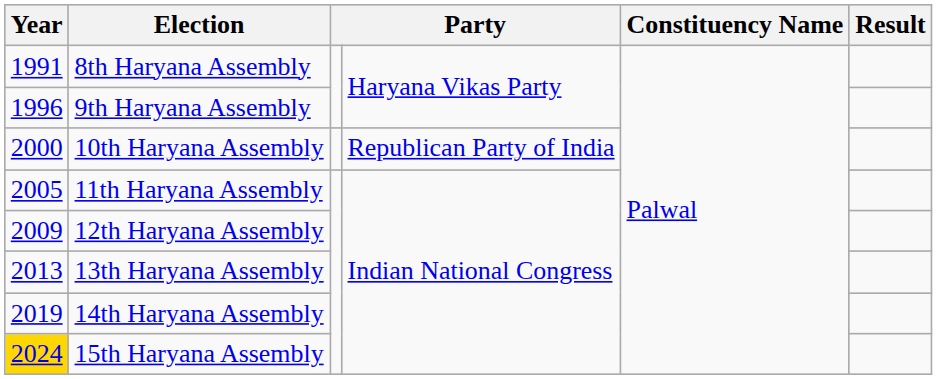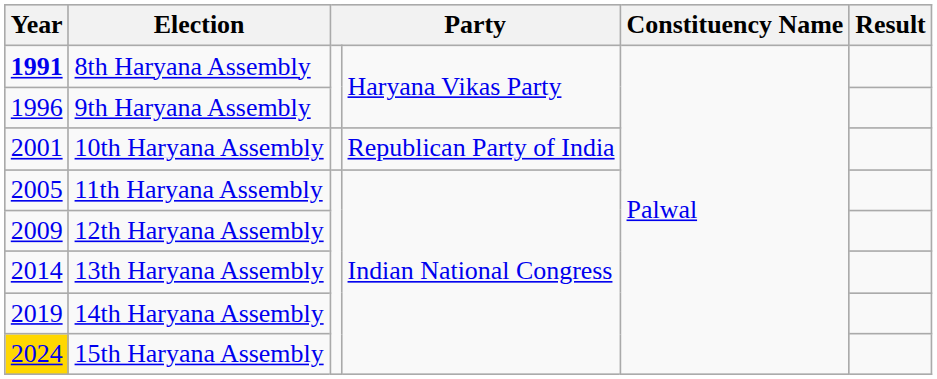(37, 66) normal -> (37, 66) bold
(37, 148) 2000 -> (37, 148) 2001
(37, 271) 2013 -> (37, 271) 2014
